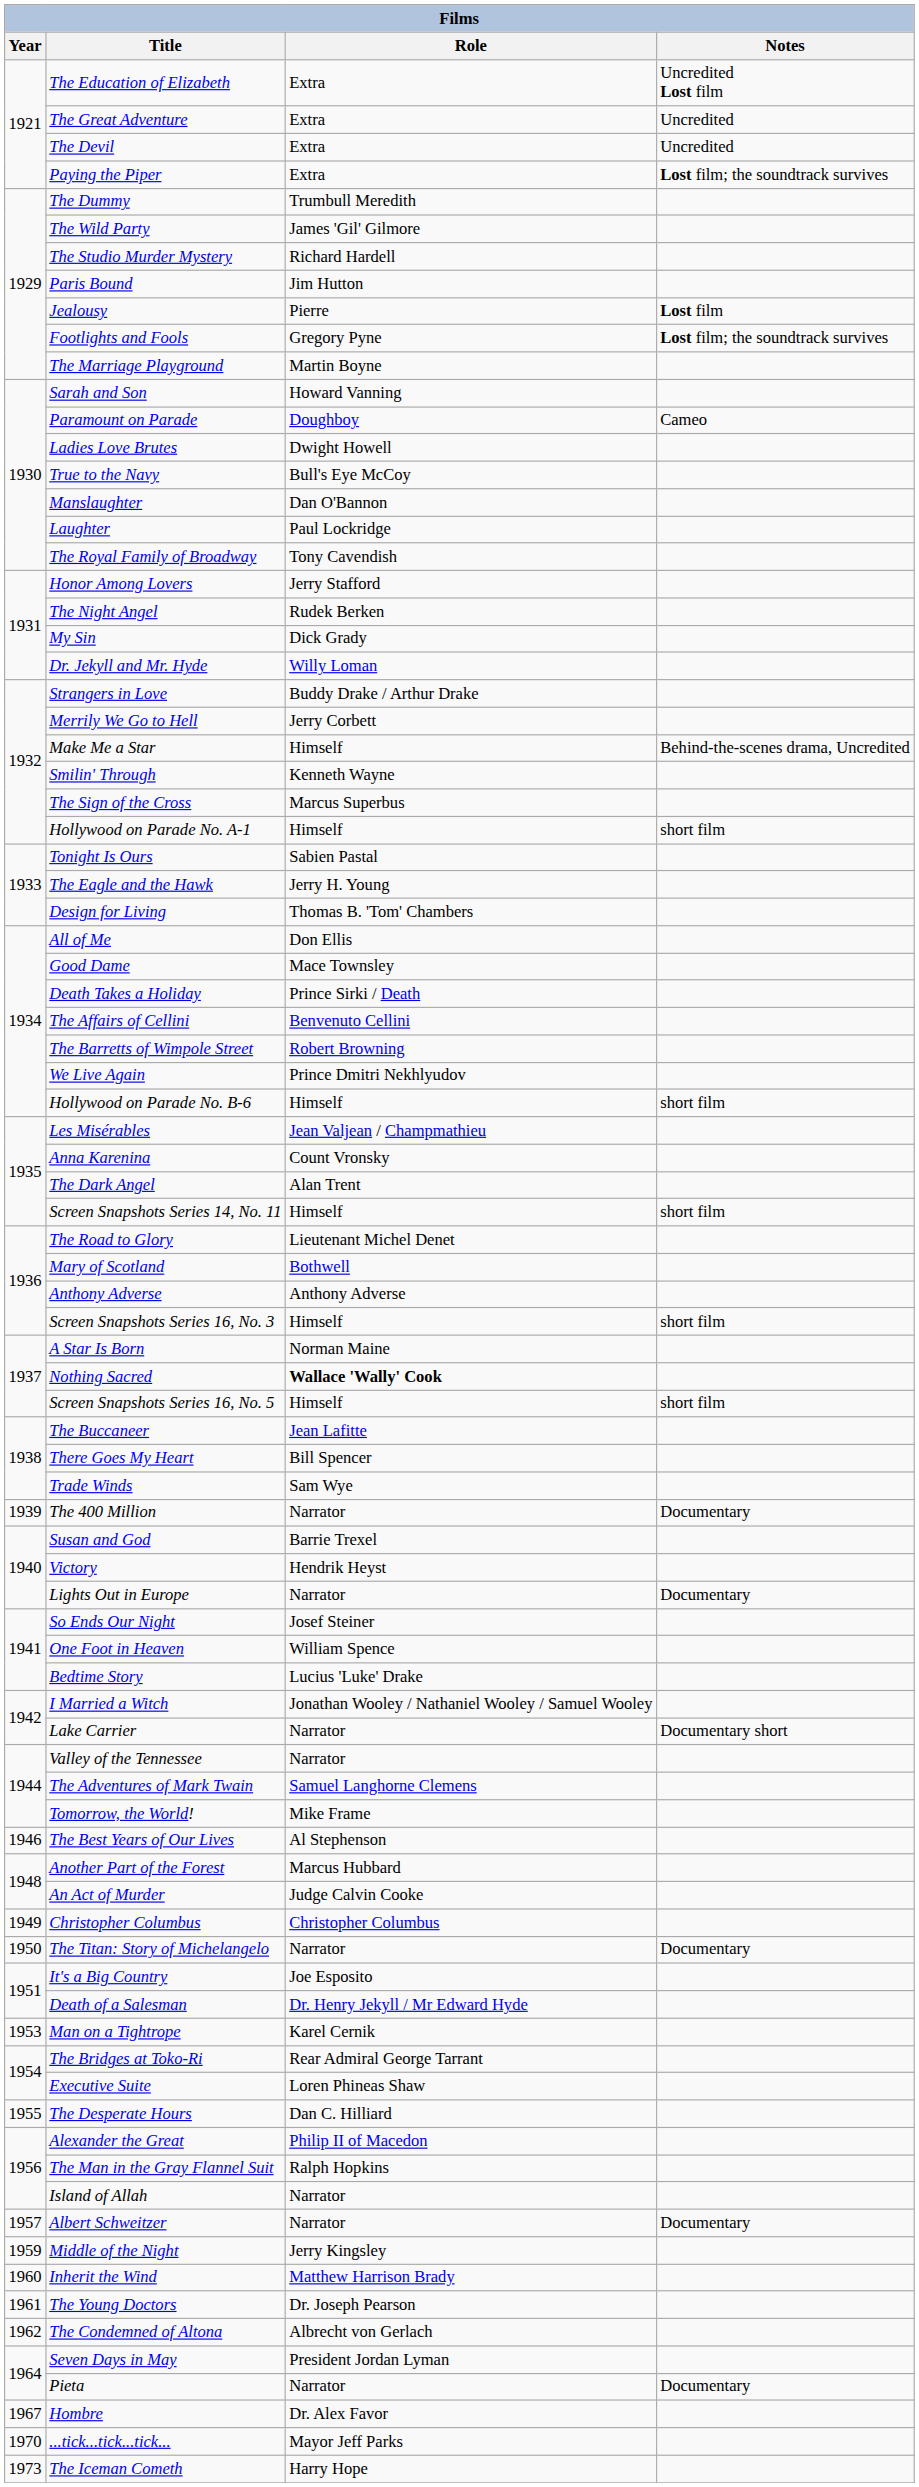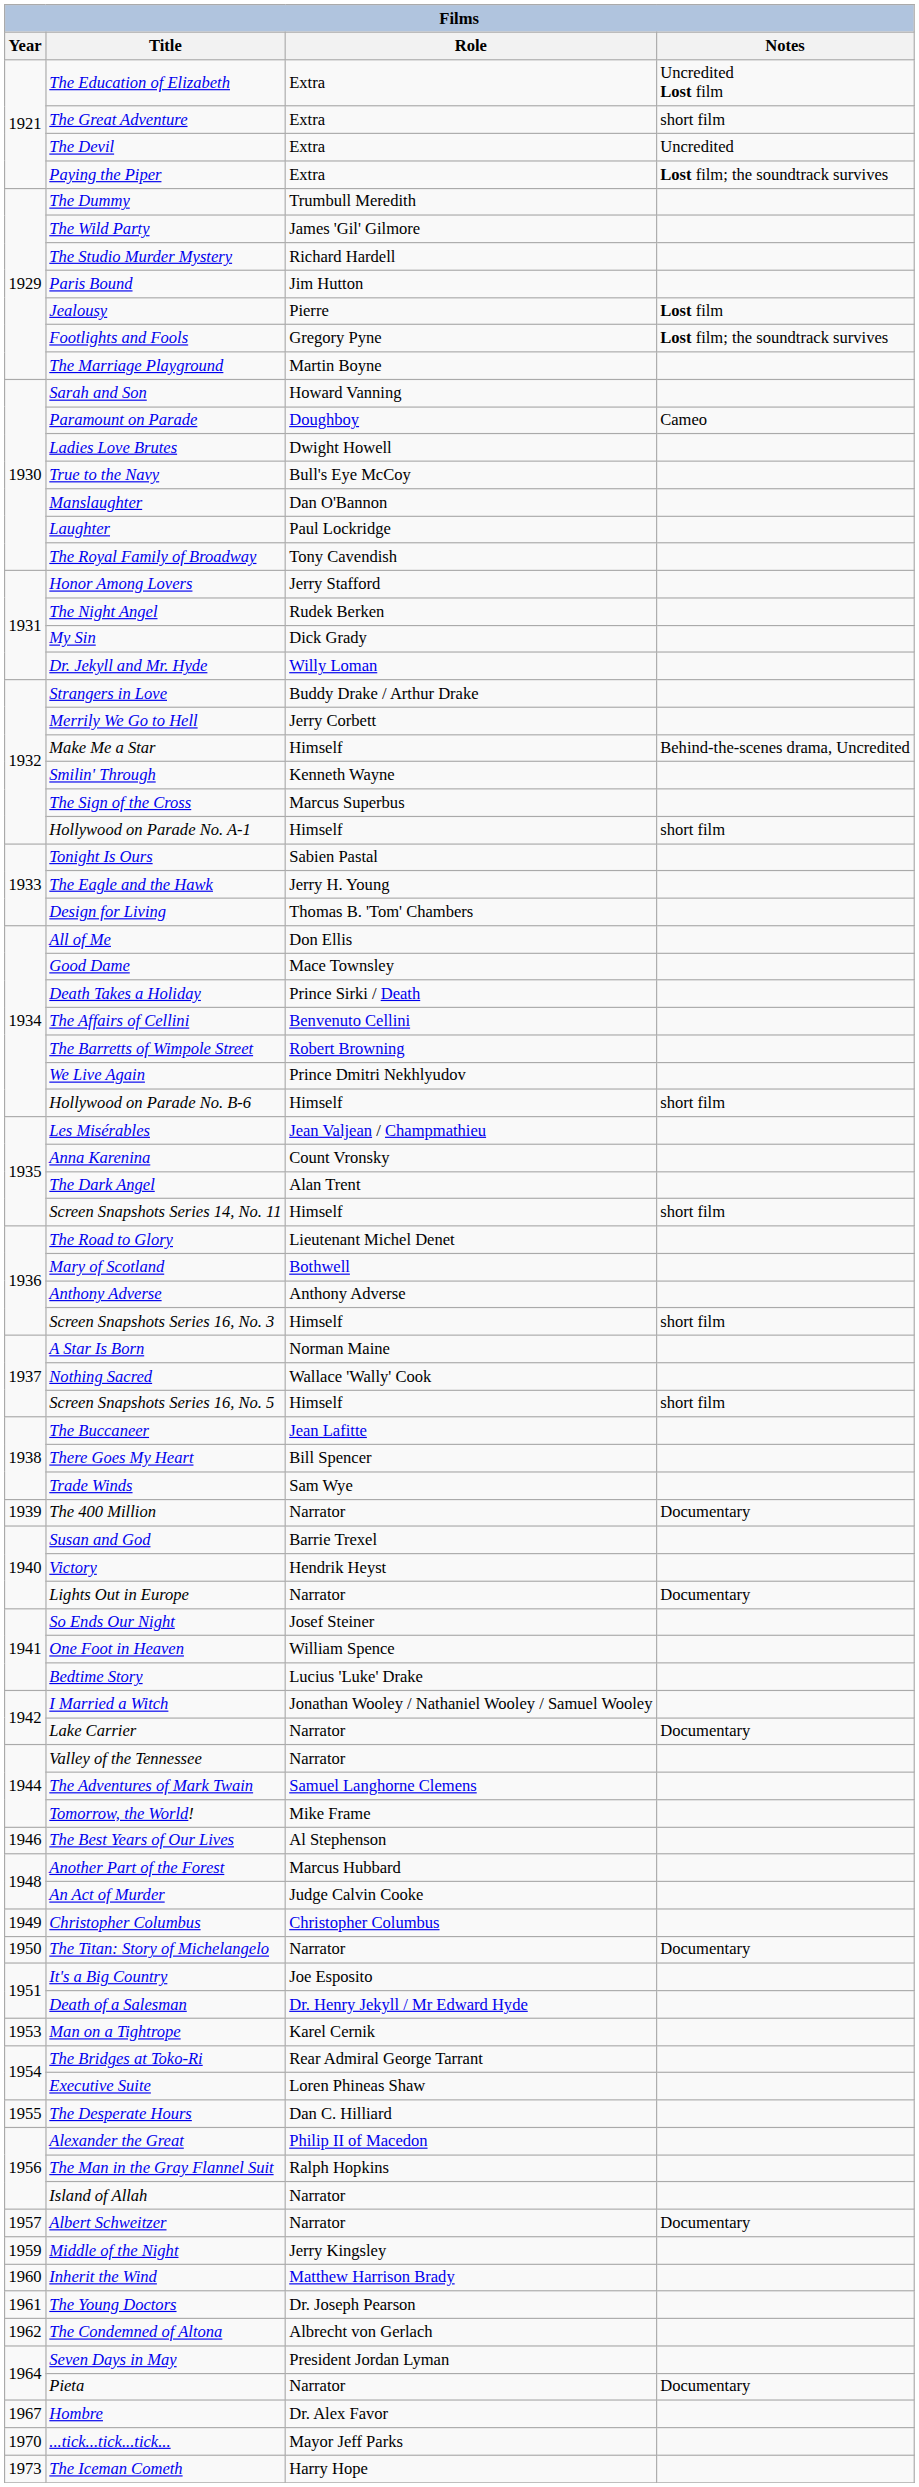(697, 120) Uncredited -> (693, 120) short film
(366, 1376) bold -> (360, 1376) normal
(724, 1731) Documentary short -> (705, 1731) Documentary
